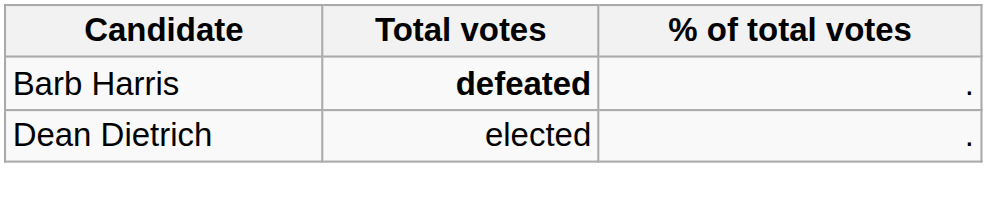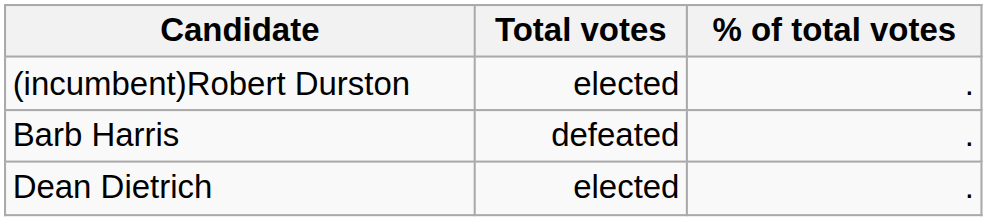+ row: (211, 82)
(523, 82) bold -> (615, 135) normal
